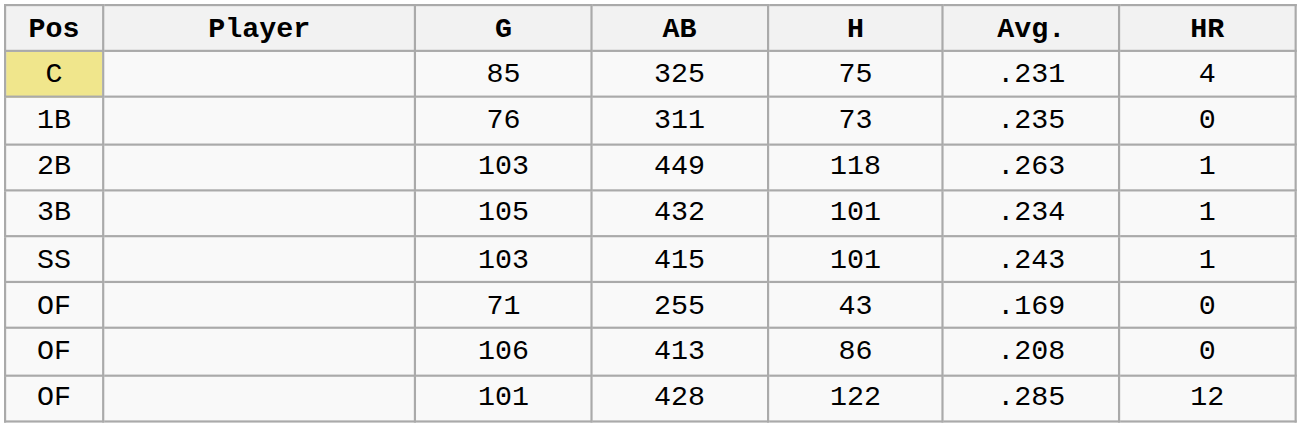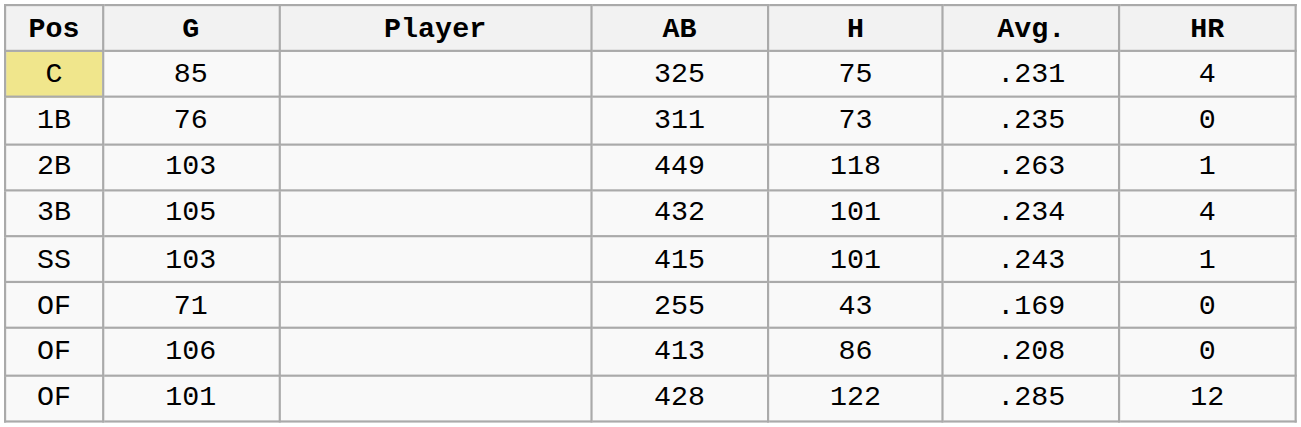columns swapped: (259, 28) <-> (504, 28)
(1207, 213) 1 -> (1207, 213) 4
